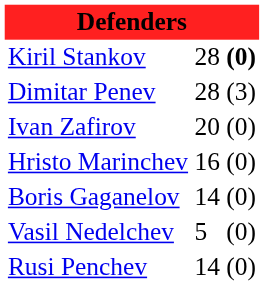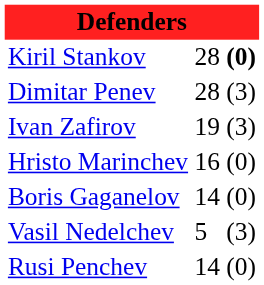(207, 126) 20 -> (207, 126) 19
(241, 126) (0) -> (241, 126) (3)
(241, 231) (0) -> (241, 231) (3)
